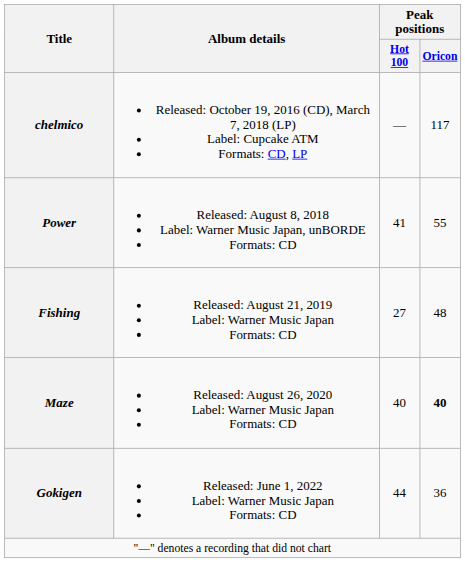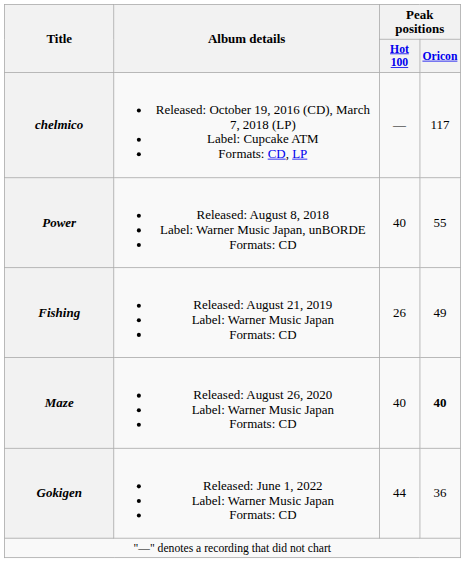(399, 222) 41 -> (399, 222) 40
(399, 312) 27 -> (399, 312) 26
(440, 312) 48 -> (440, 312) 49
